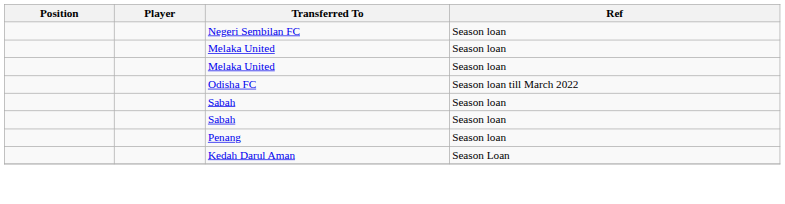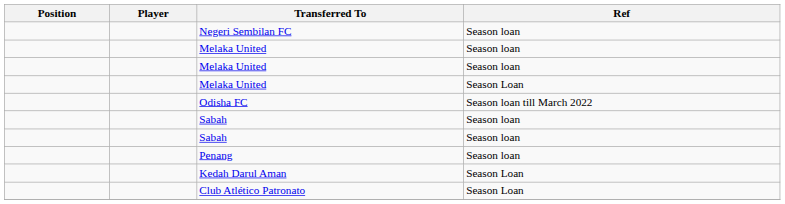+ row: (233, 84)
+ row: (252, 191)
